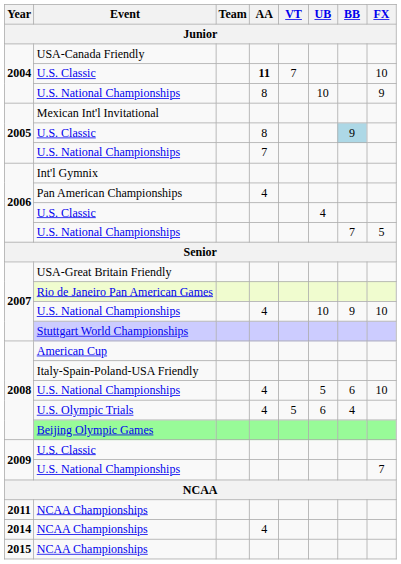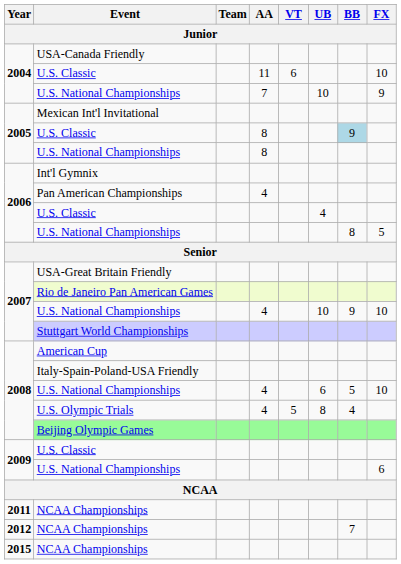(264, 73) bold -> (264, 73) normal
(294, 73) 7 -> (294, 73) 6
(264, 93) 8 -> (264, 93) 7
(264, 153) 7 -> (264, 153) 8
(352, 232) 7 -> (352, 232) 8
(323, 390) 5 -> (323, 390) 6
(352, 390) 6 -> (352, 390) 5
(323, 410) 6 -> (323, 410) 8
(381, 469) 7 -> (381, 469) 6
+ row: (19, 529)
- row: (19, 529)
